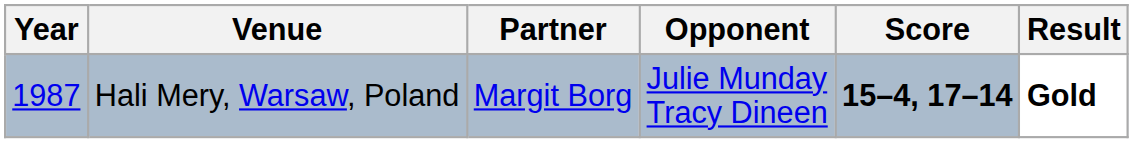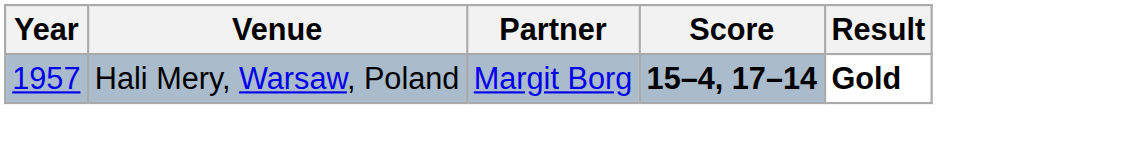- column: (737, 30)
(46, 95) 1987 -> (46, 78) 1957
